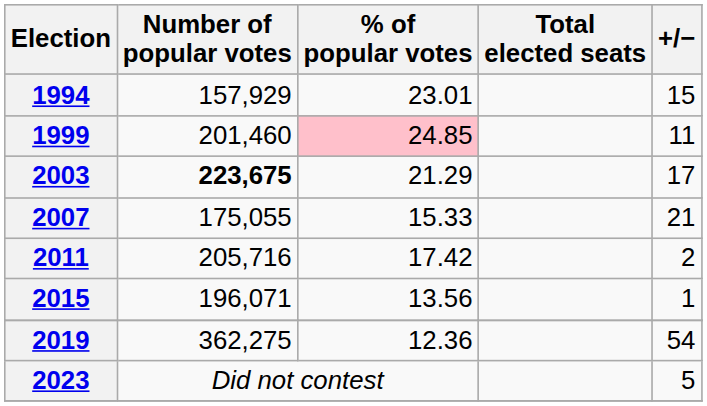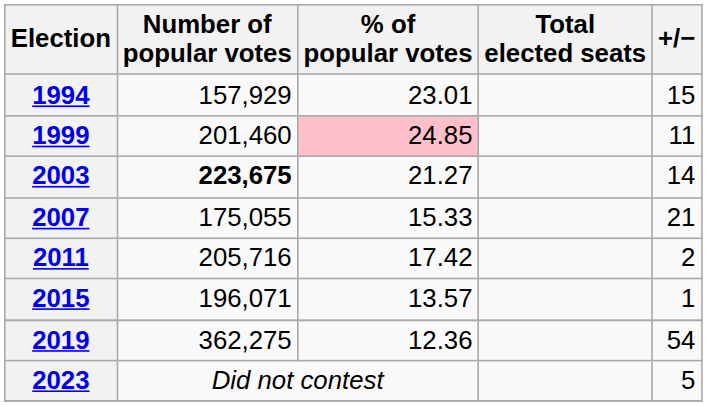(440, 176) 21.29 -> (440, 176) 21.27
(681, 176) 17 -> (681, 176) 14
(440, 299) 13.56 -> (440, 299) 13.57
